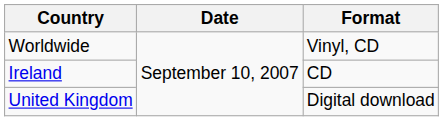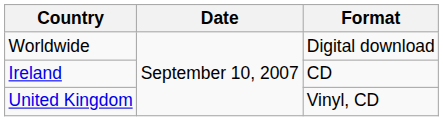(343, 45) Vinyl, CD -> (371, 45) Digital download
(371, 101) Digital download -> (343, 101) Vinyl, CD
